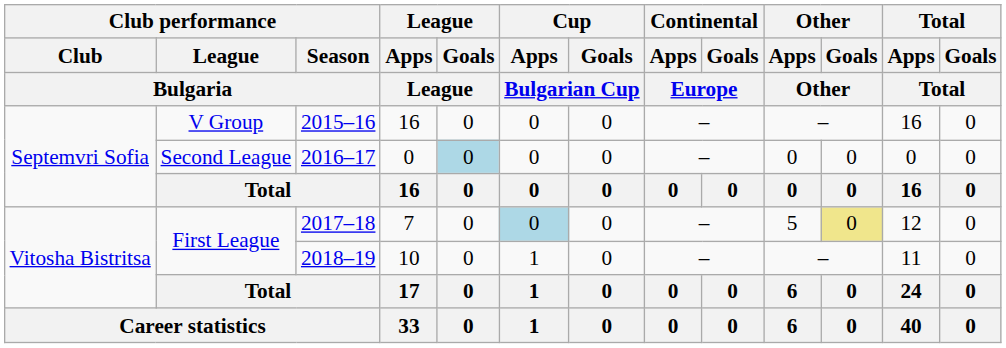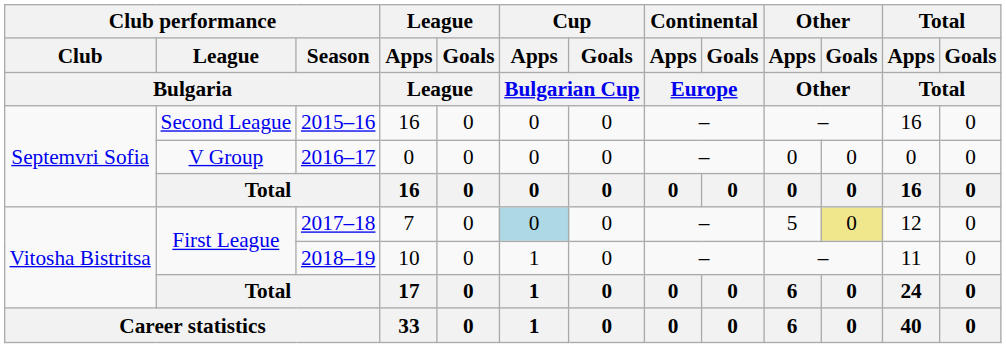(226, 122) V Group -> (226, 122) Second League
(226, 156) Second League -> (226, 156) V Group
(468, 156) lightblue background -> (468, 156) no background
